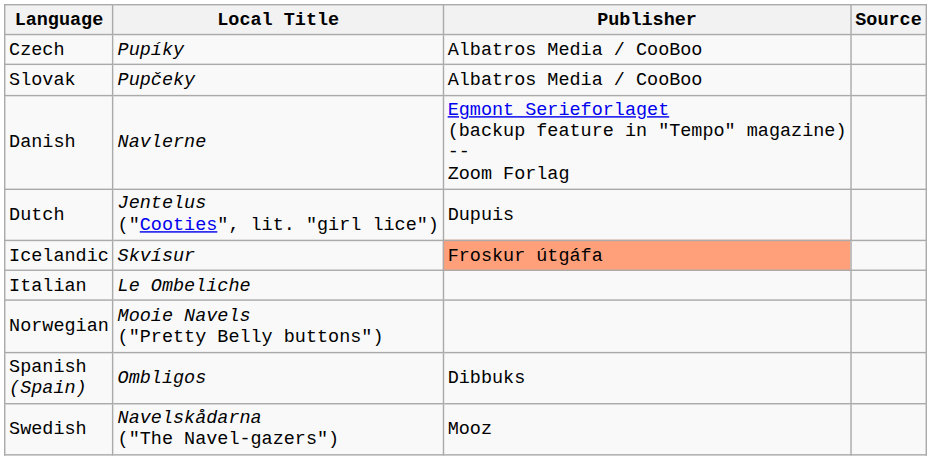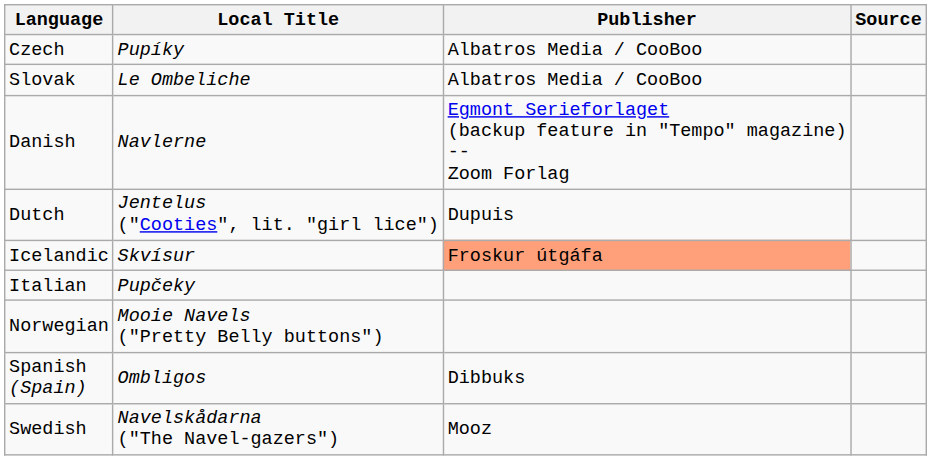(156, 80) Pupčeky -> (184, 80) Le Ombeliche
(184, 285) Le Ombeliche -> (156, 285) Pupčeky
